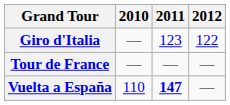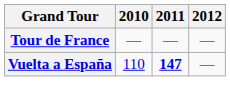- row: (60, 40)
